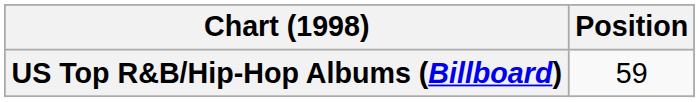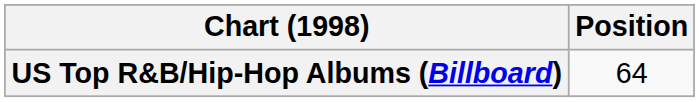(632, 72) 59 -> (632, 72) 64
